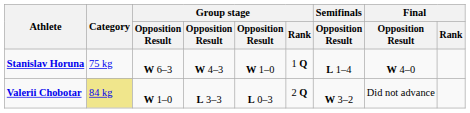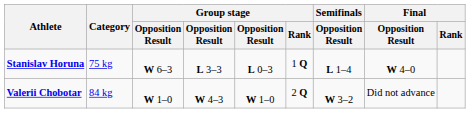(209, 70) W 4–3 -> (209, 70) L 3–3
(260, 70) W 1–0 -> (260, 70) L 0–3
(101, 93) khaki background -> (101, 93) no background
(209, 99) L 3–3 -> (209, 99) W 4–3
(260, 99) L 0–3 -> (260, 99) W 1–0
